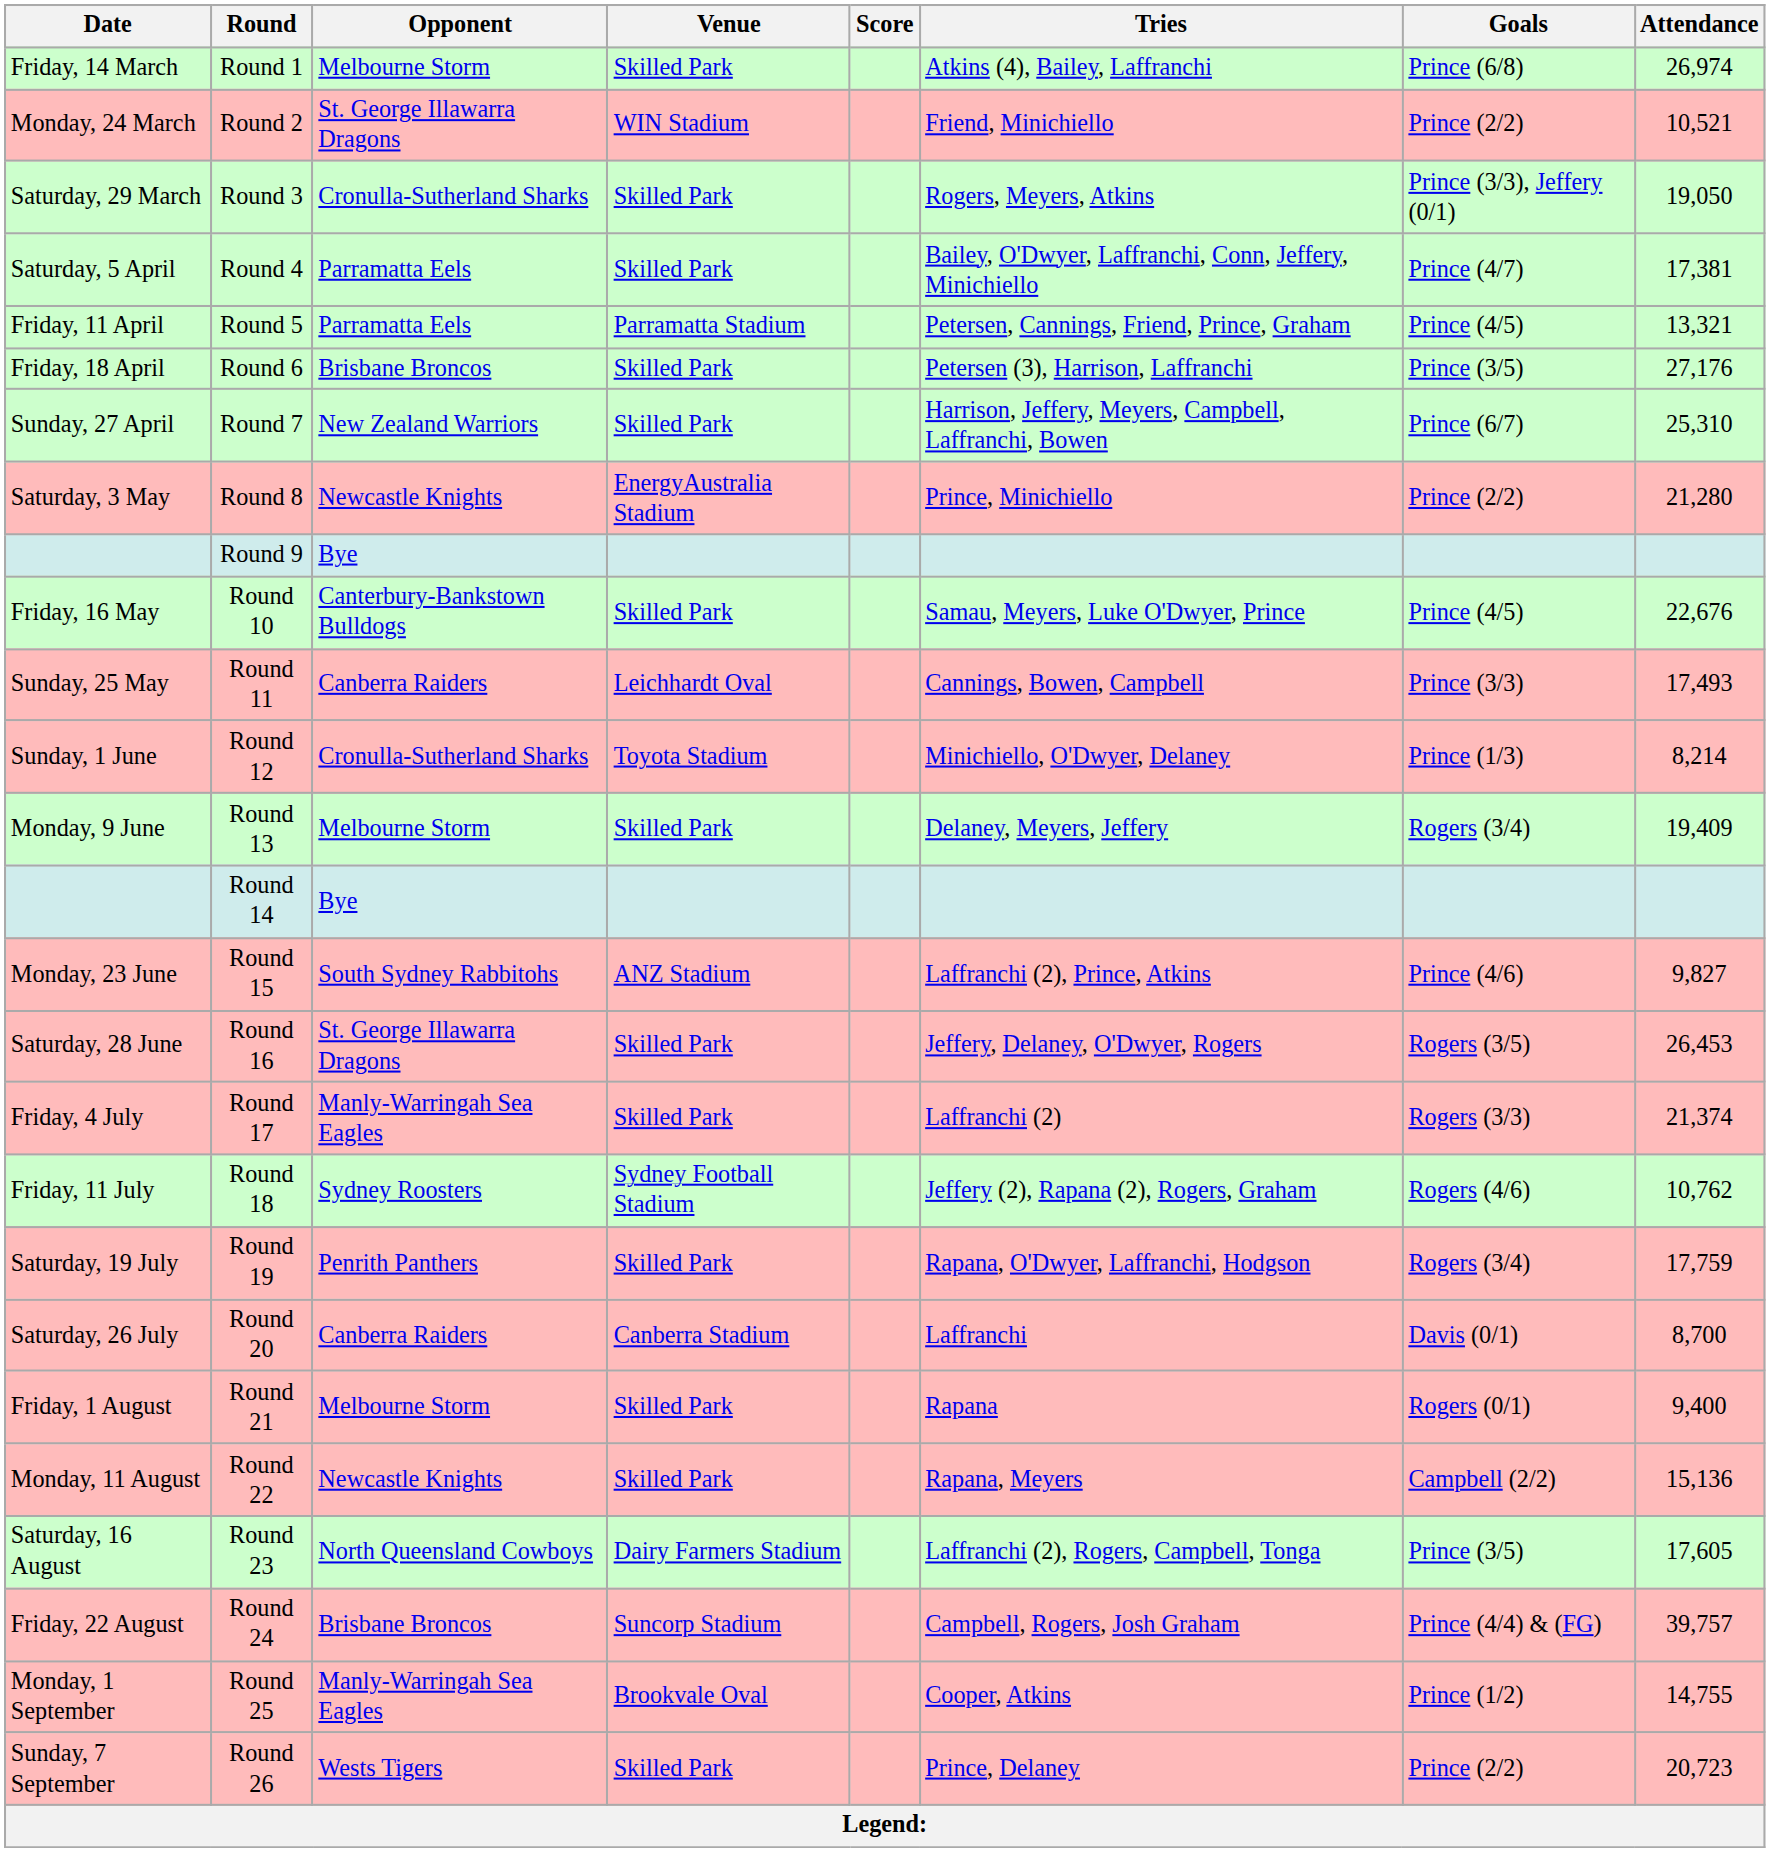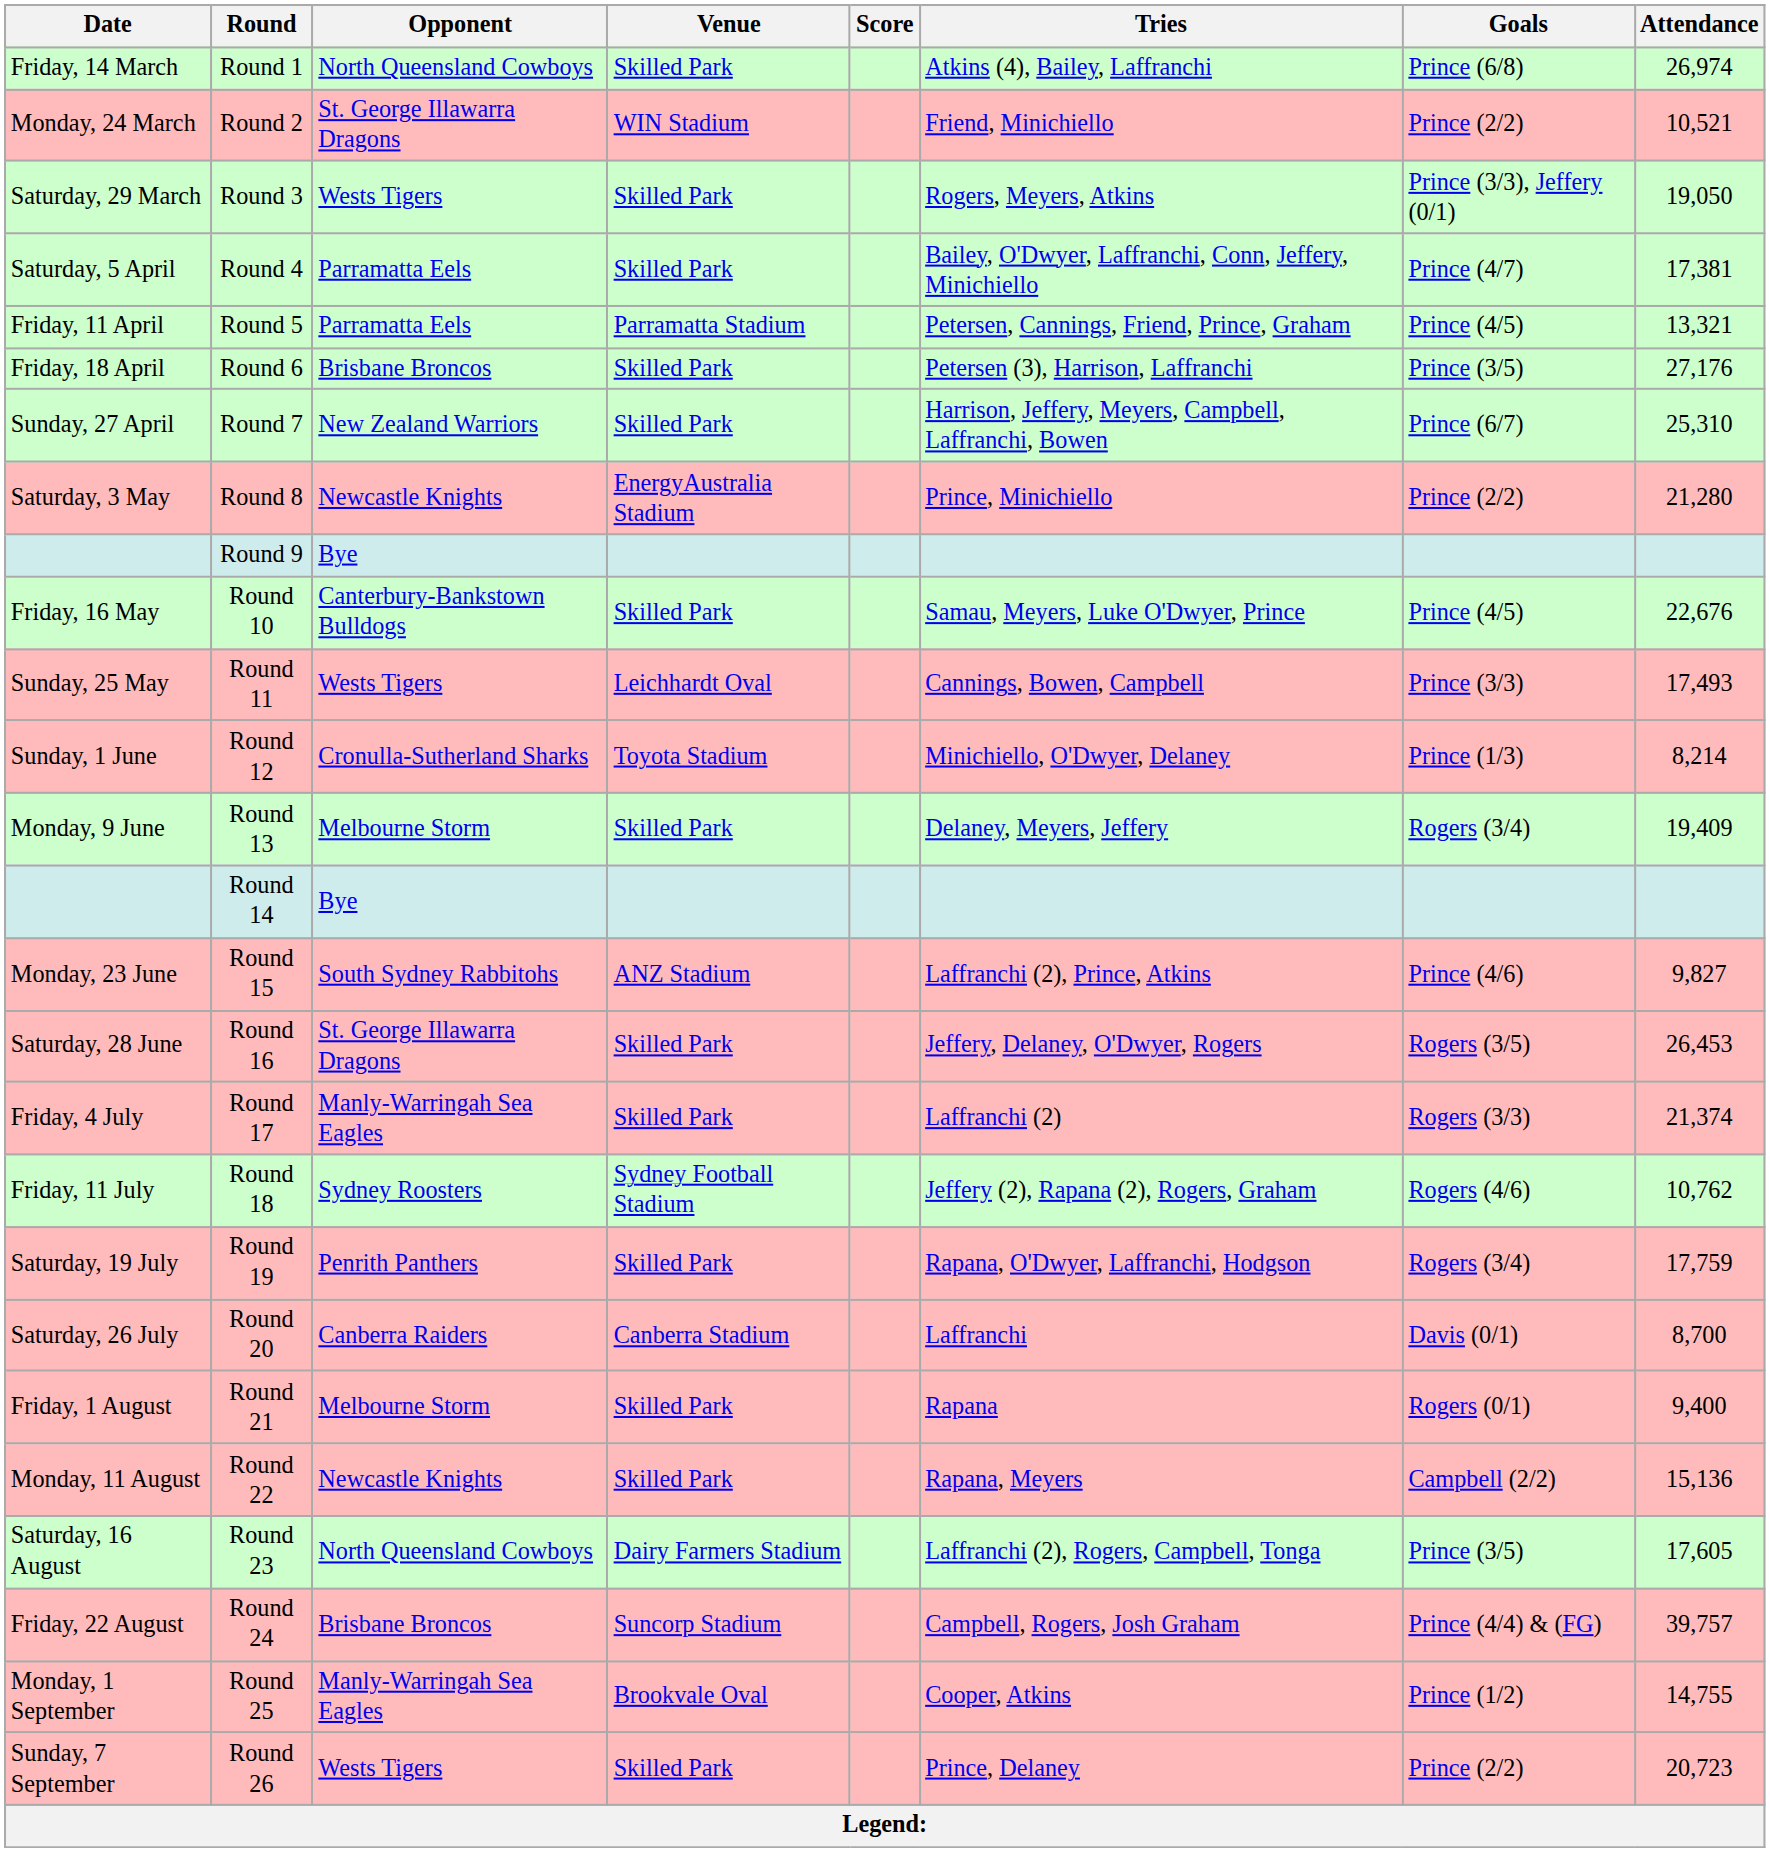(404, 67) Melbourne Storm -> (456, 67) North Queensland Cowboys
(453, 196) Cronulla-Sutherland Sharks -> (380, 196) Wests Tigers
(403, 684) Canberra Raiders -> (380, 684) Wests Tigers
